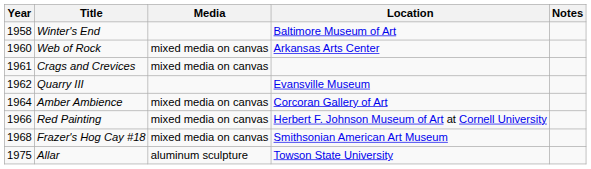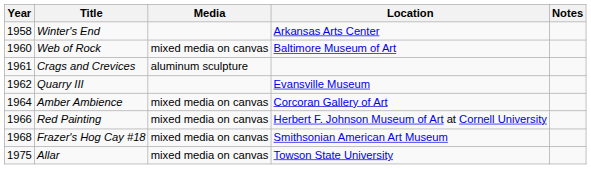(335, 31) Baltimore Museum of Art -> (326, 31) Arkansas Arts Center
(326, 48) Arkansas Arts Center -> (335, 48) Baltimore Museum of Art
(210, 66) mixed media on canvas -> (199, 66) aluminum sculpture
(199, 155) aluminum sculpture -> (210, 155) mixed media on canvas
